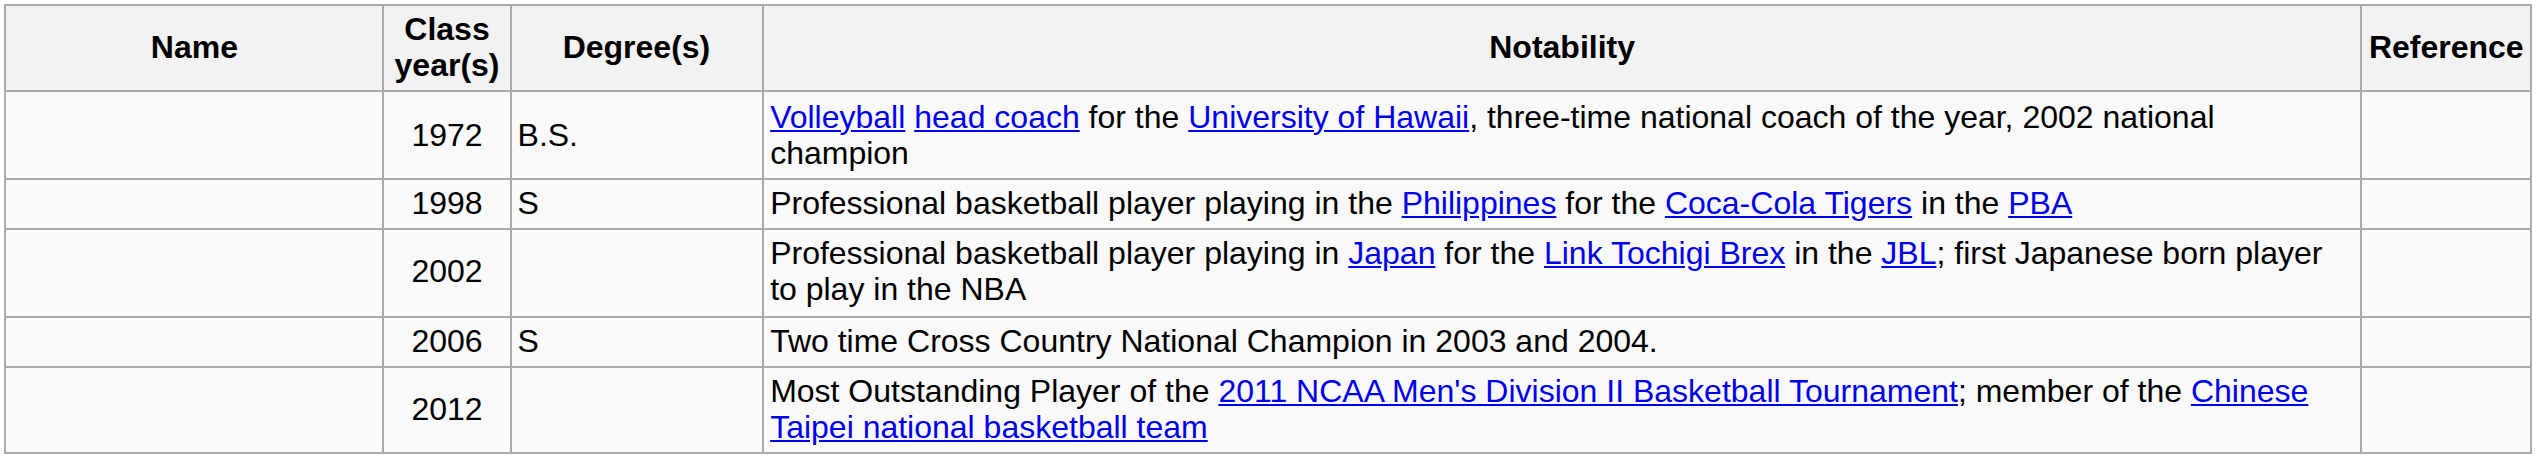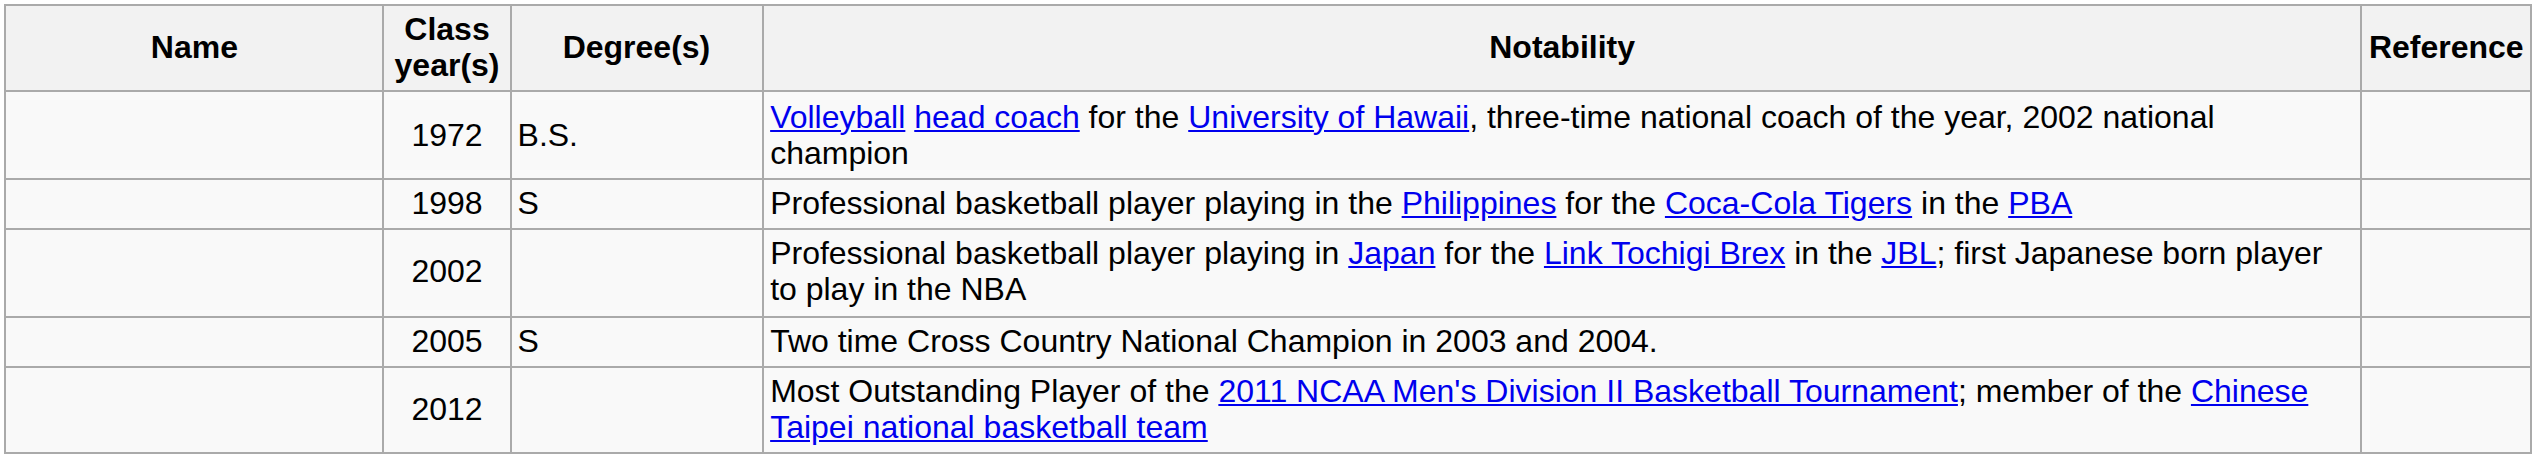(447, 340) 2006 -> (447, 340) 2005
